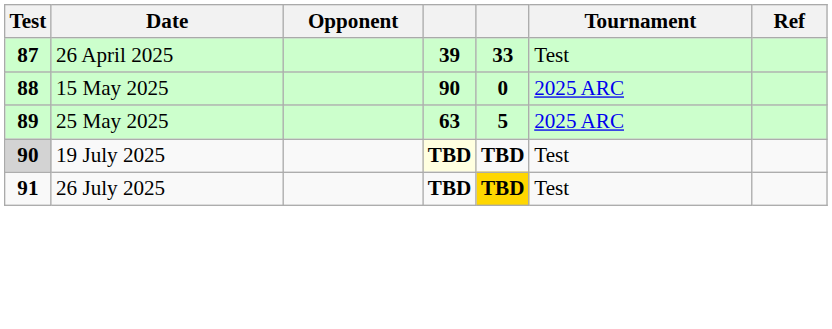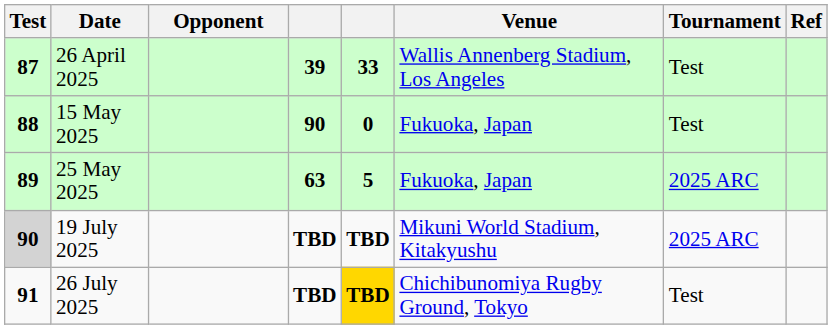+ column: (529, 21)
(579, 88) 2025 ARC -> (686, 123) Test
(450, 155) lightyellow background -> (315, 238) no background
(552, 155) Test -> (714, 238) 2025 ARC
